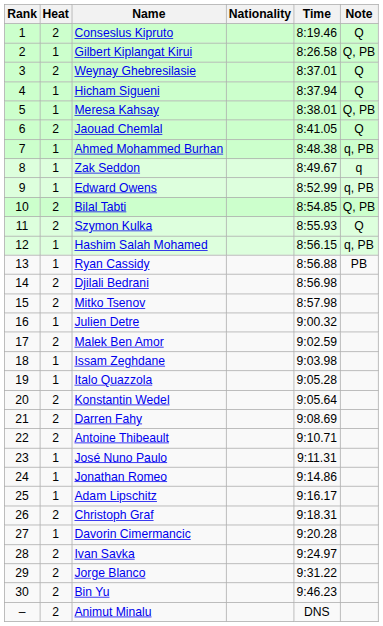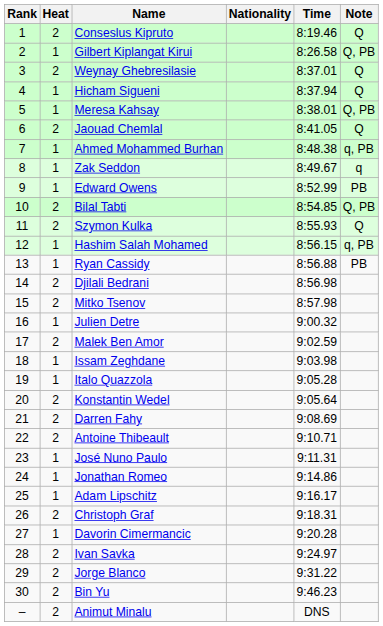(359, 187) q, PB -> (359, 187) PB
